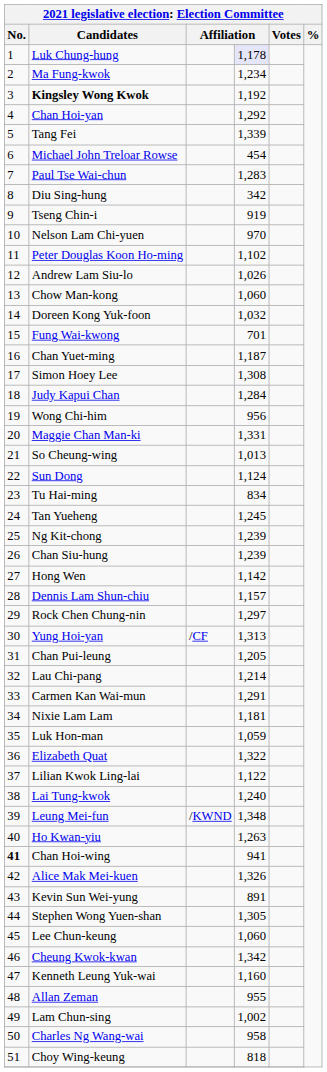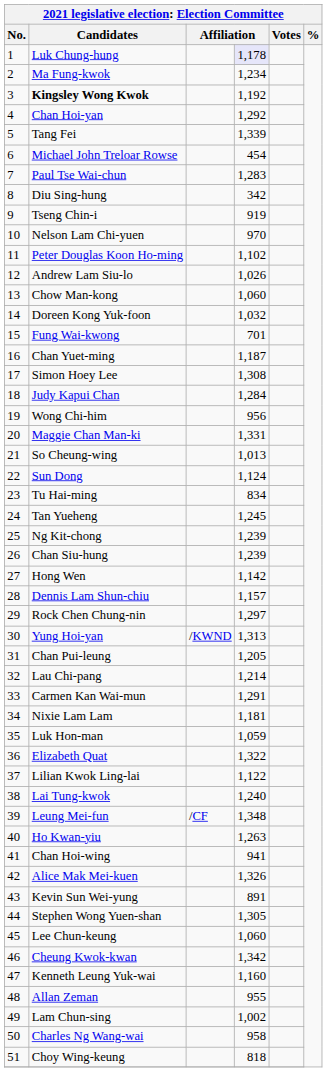(198, 635) /CF -> (210, 635) /KWND
(210, 816) /KWND -> (198, 816) /CF
(14, 856) bold -> (14, 856) normal
